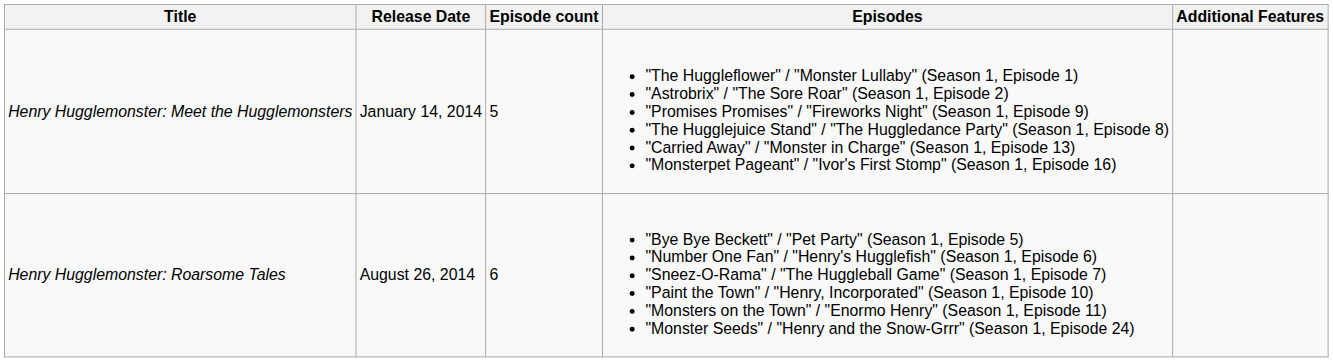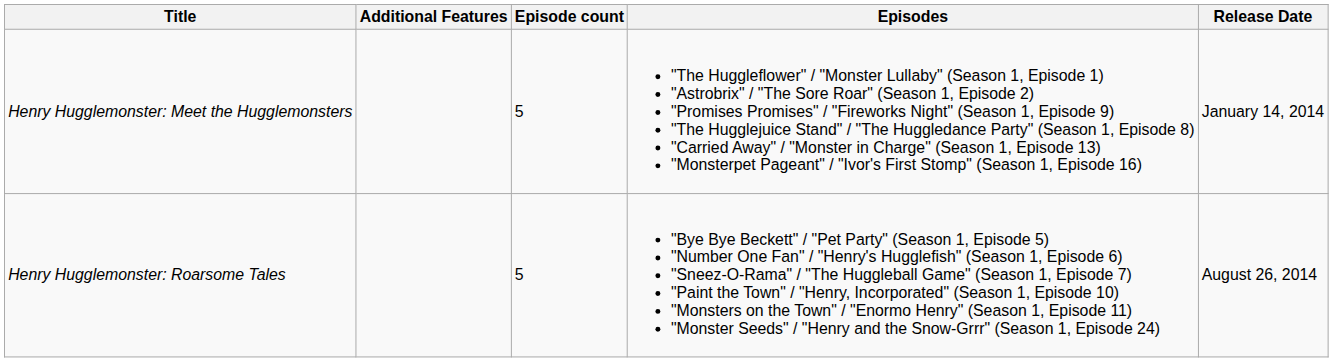columns swapped: (421, 17) <-> (1250, 17)
(494, 275) 6 -> (519, 275) 5
